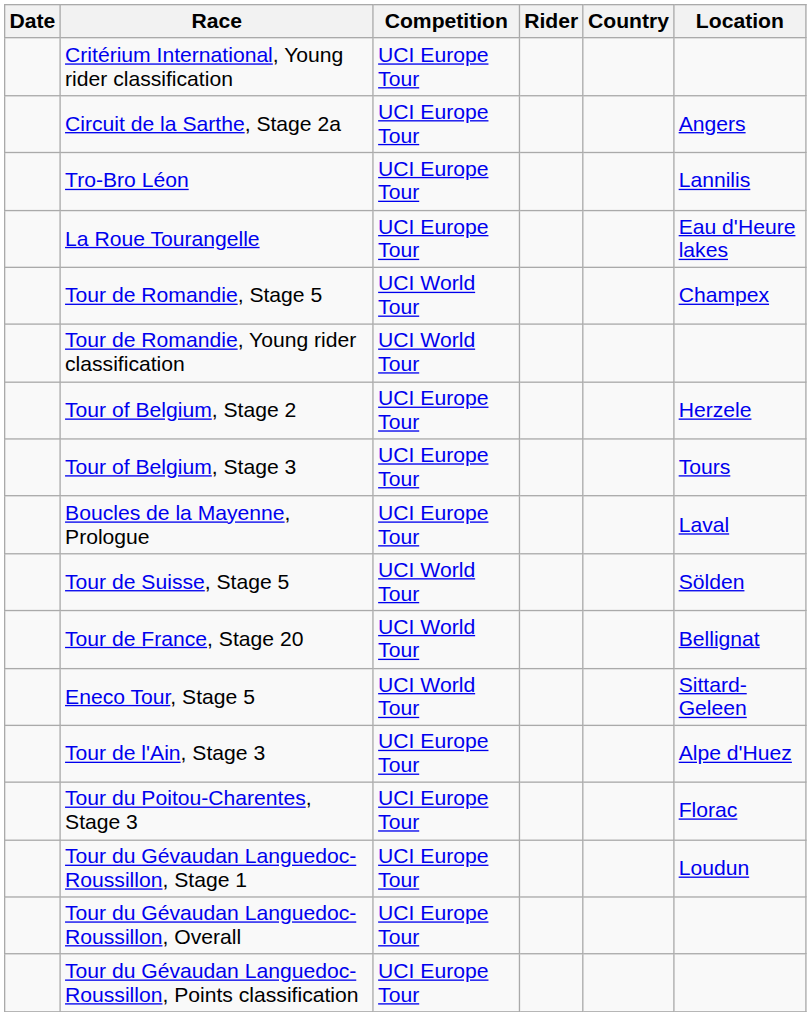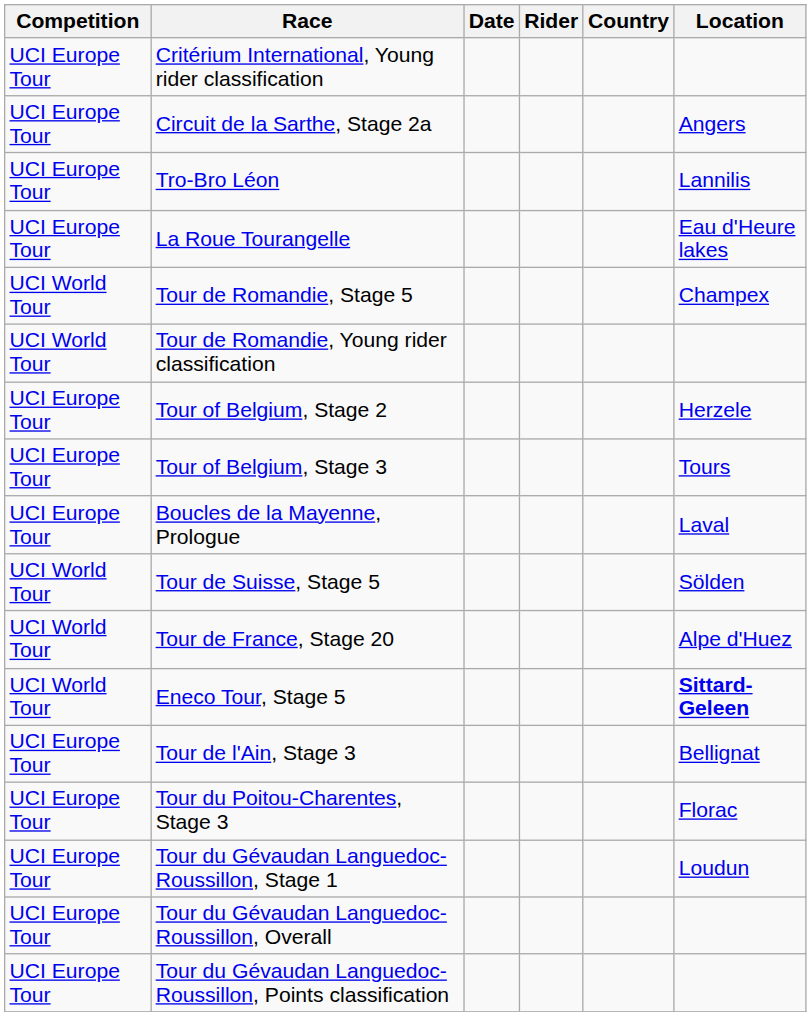columns swapped: (32, 21) <-> (446, 21)
(719, 639) Bellignat -> (735, 639) Alpe d'Huez
(713, 696) normal -> (716, 696) bold
(735, 753) Alpe d'Huez -> (719, 753) Bellignat
